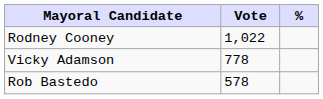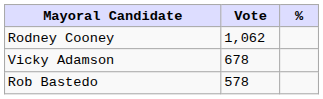(245, 38) 1,022 -> (245, 38) 1,062
(237, 60) 778 -> (237, 60) 678
